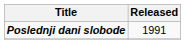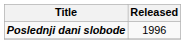(154, 30) 1991 -> (154, 30) 1996
